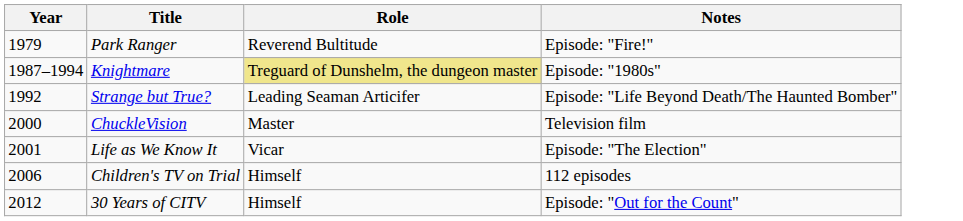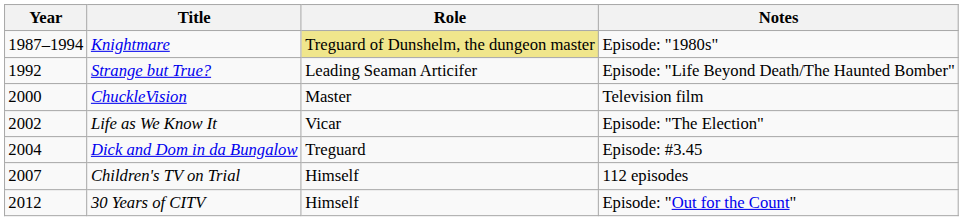- row: (134, 44)
(25, 149) 2001 -> (25, 123) 2002
+ row: (194, 149)
(25, 176) 2006 -> (25, 176) 2007
